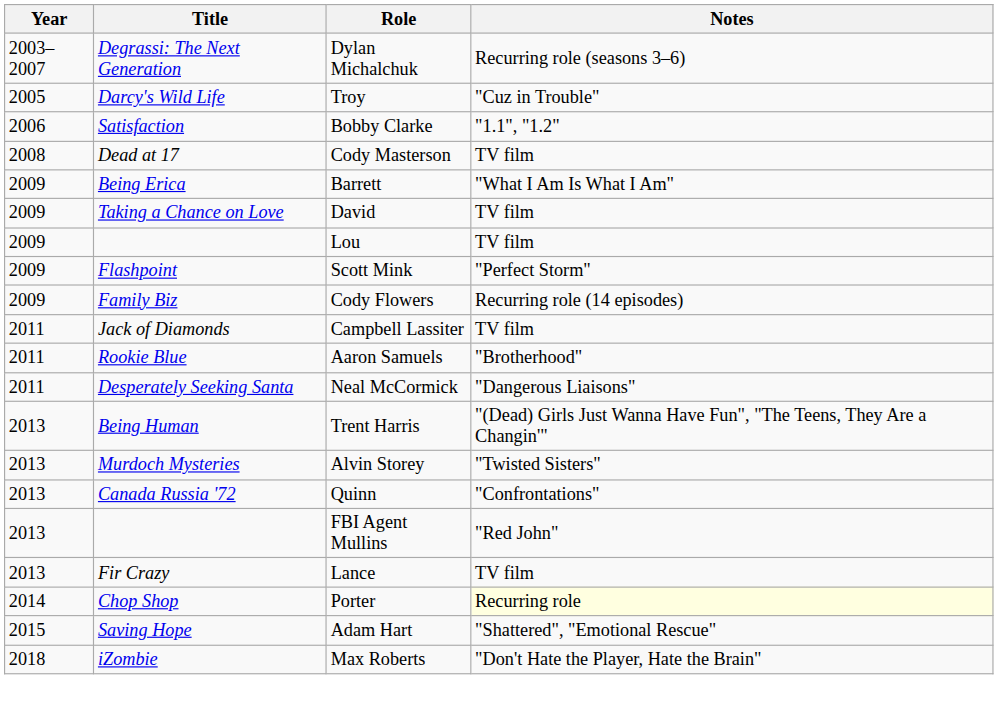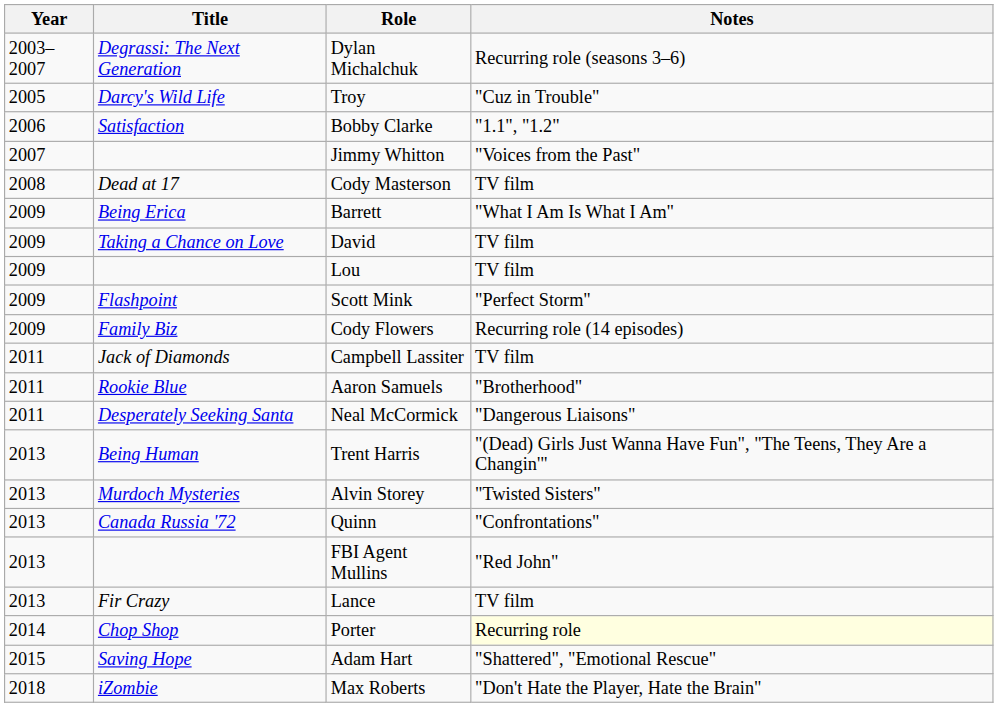+ row: (388, 155)
